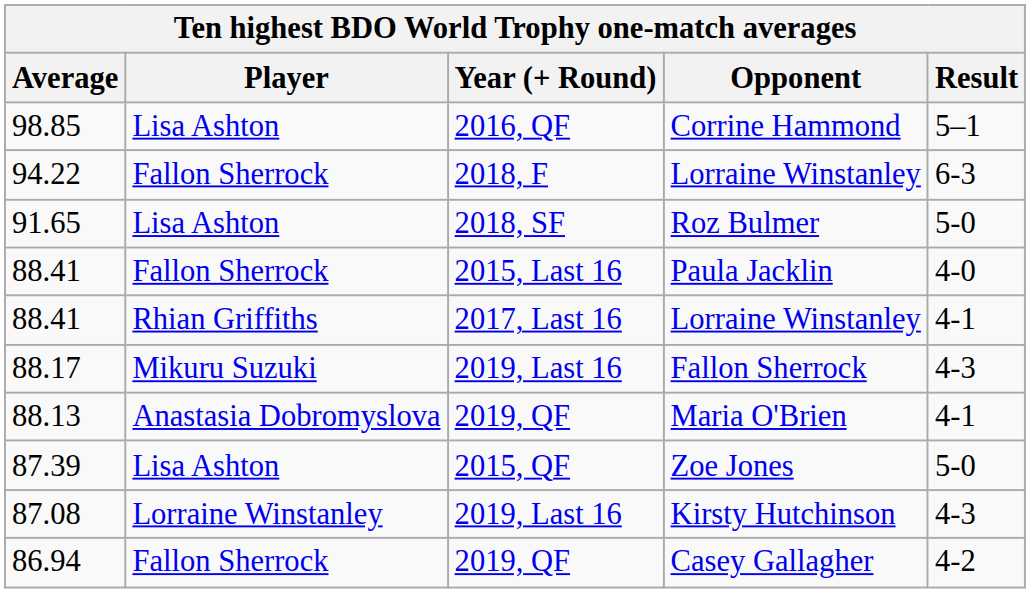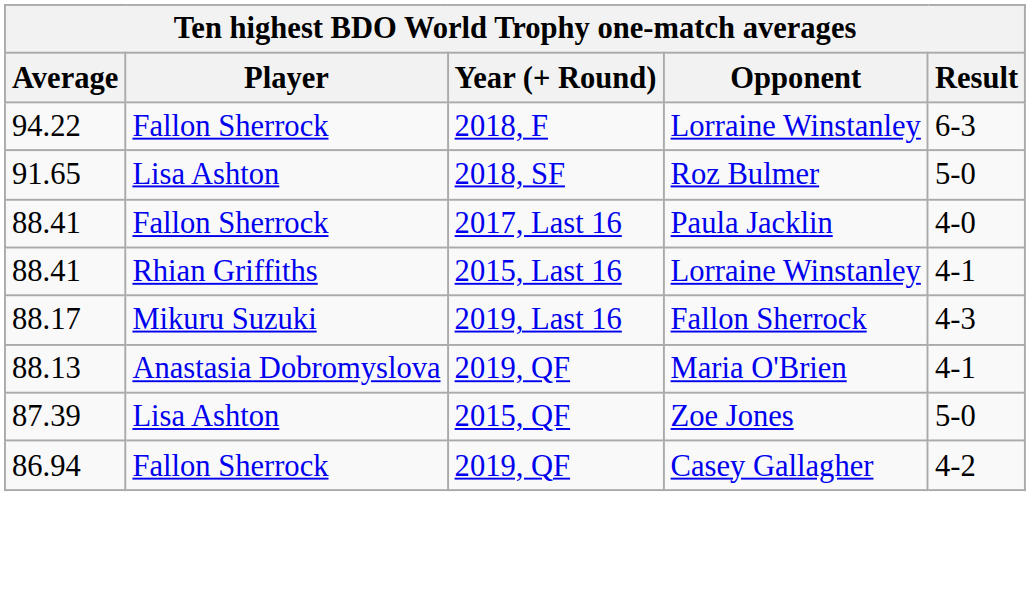- row: (46, 125)
(538, 271) 2015, Last 16 -> (538, 222) 2017, Last 16
(538, 319) 2017, Last 16 -> (538, 271) 2015, Last 16
- row: (46, 513)
